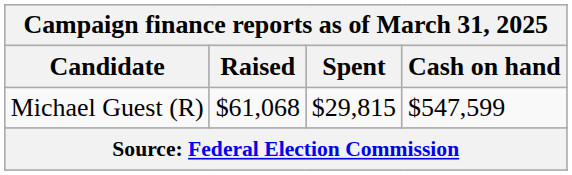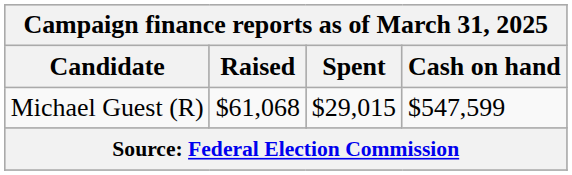(354, 107) $29,815 -> (354, 107) $29,015
